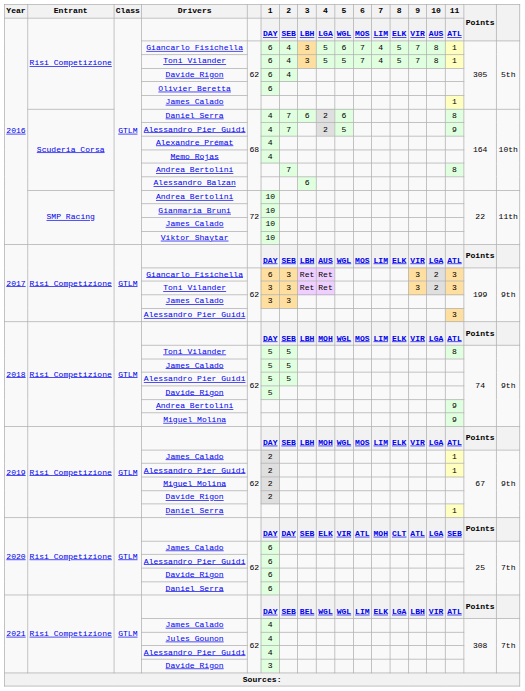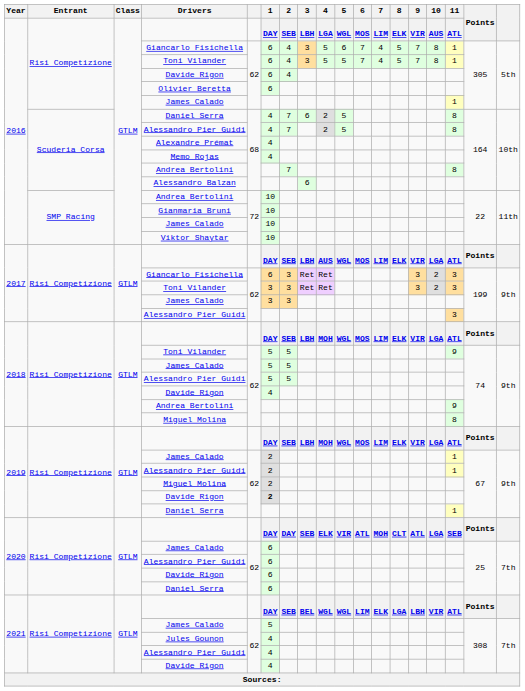(344, 115) 6 -> (344, 115) 5
(454, 129) 9 -> (454, 129) 8
(454, 352) 8 -> (454, 352) 9
(270, 392) 5 -> (270, 392) 4
(454, 420) 9 -> (454, 420) 8
(270, 497) normal -> (270, 497) bold
(270, 625) 4 -> (270, 625) 5
(270, 666) 3 -> (270, 666) 4
